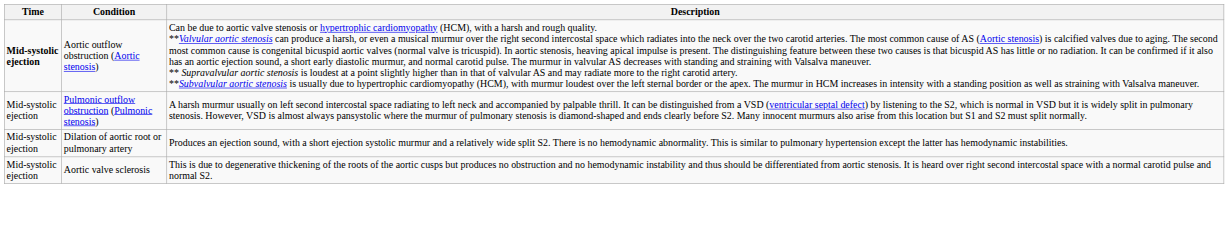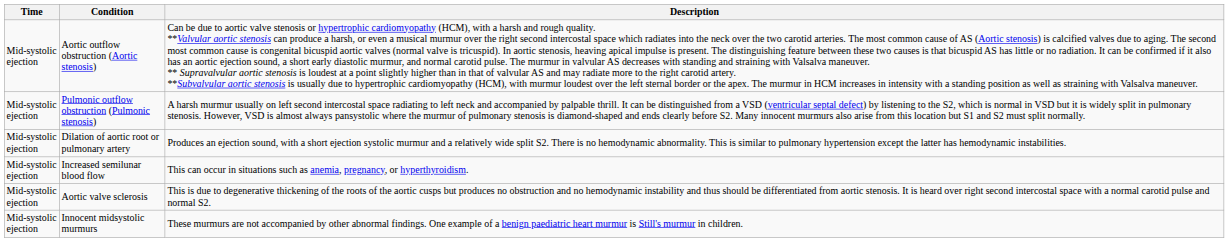(32, 55) bold -> (32, 55) normal
+ row: (101, 170)
+ row: (103, 223)
